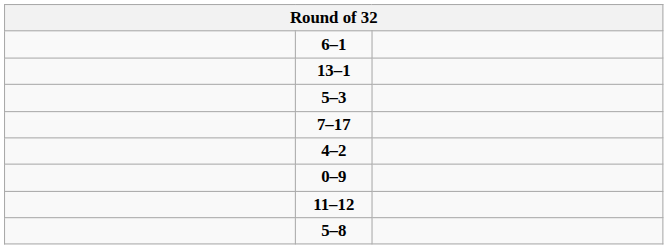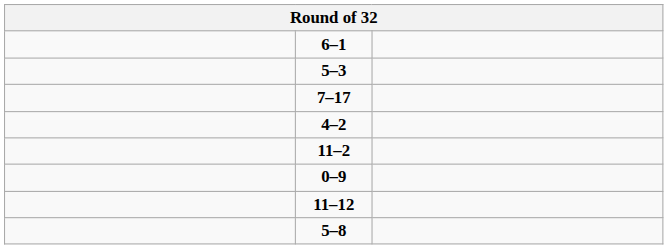- row: (334, 71)
+ row: (334, 151)
